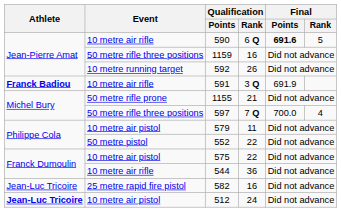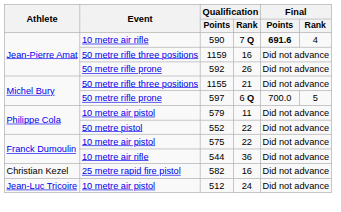(252, 40) 6 Q -> (247, 40) 7 Q
(320, 40) 5 -> (315, 40) 4
(135, 69) 10 metre running target -> (122, 69) 50 metre rifle prone
- row: (222, 84)
(127, 99) 50 metre rifle prone -> (140, 84) 50 metre rifle three positions
(145, 113) 50 metre rifle three positions -> (122, 99) 50 metre rifle prone
(252, 113) 7 Q -> (247, 99) 6 Q
(320, 113) 4 -> (315, 99) 5
(42, 186) Jean-Luc Tricoire -> (37, 171) Christian Kezel
(45, 200) bold -> (42, 186) normal
